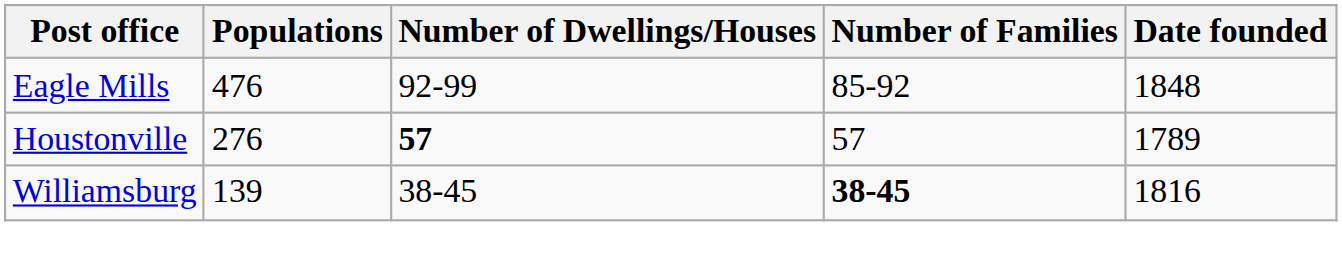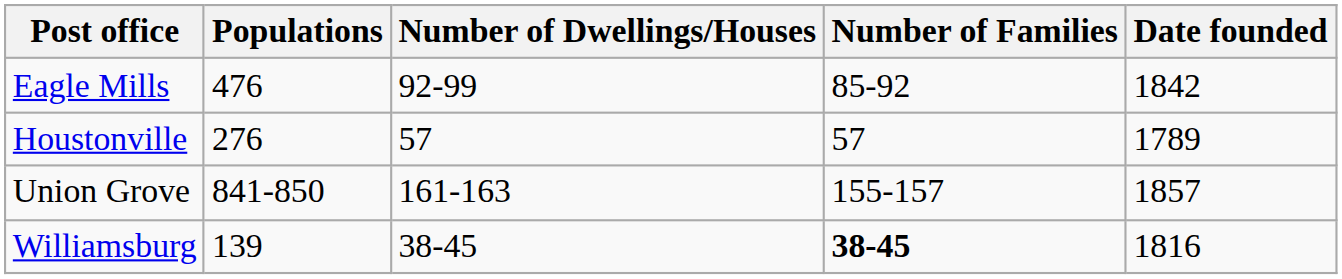(1167, 84) 1848 -> (1167, 84) 1842
(415, 138) bold -> (415, 138) normal
+ row: (101, 191)
